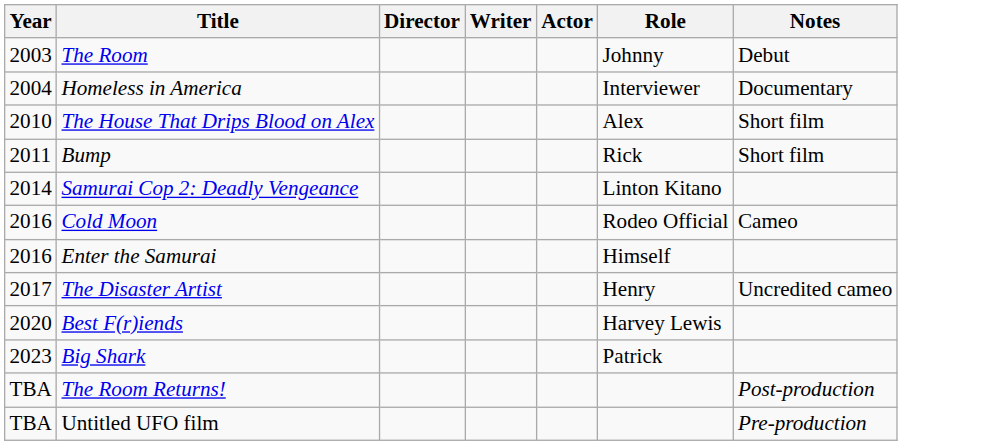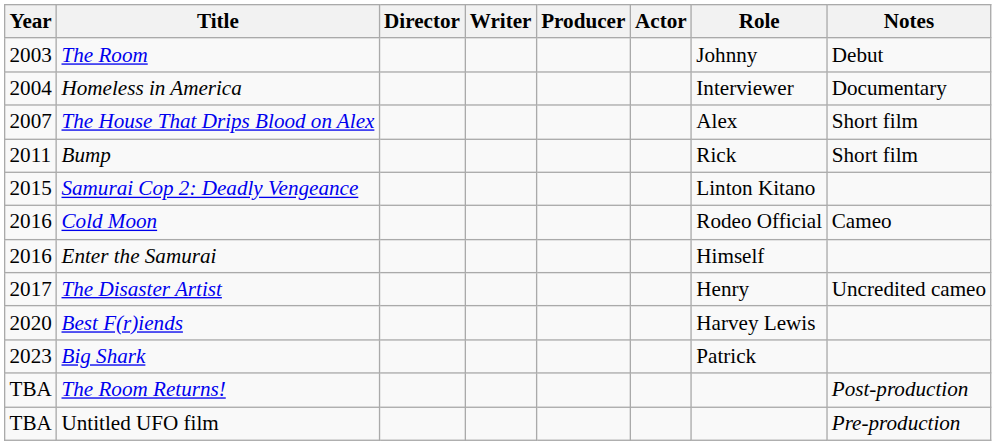+ column: (583, 21)
(31, 121) 2010 -> (31, 121) 2007
(31, 188) 2014 -> (31, 188) 2015
